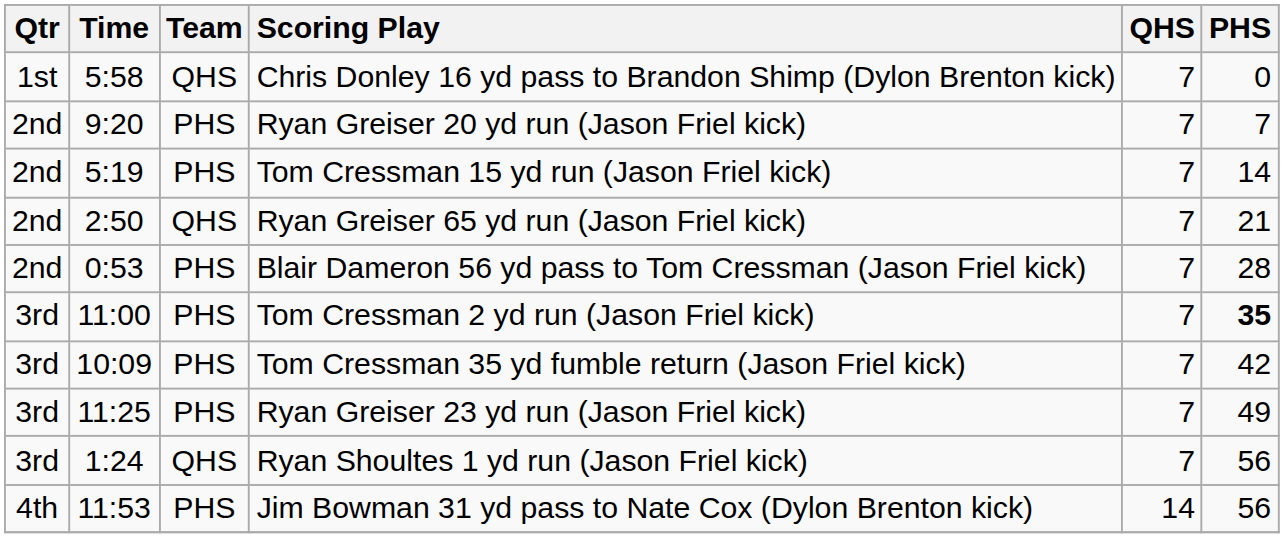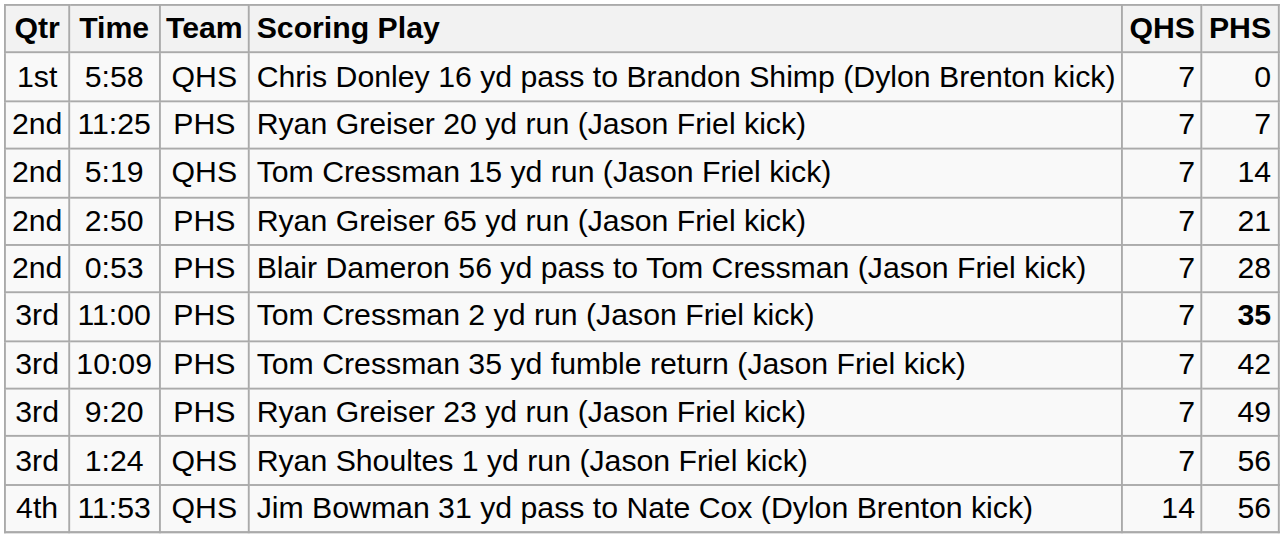(114, 124) 9:20 -> (114, 124) 11:25
(204, 172) PHS -> (204, 172) QHS
(204, 220) QHS -> (204, 220) PHS
(114, 412) 11:25 -> (114, 412) 9:20
(204, 508) PHS -> (204, 508) QHS
